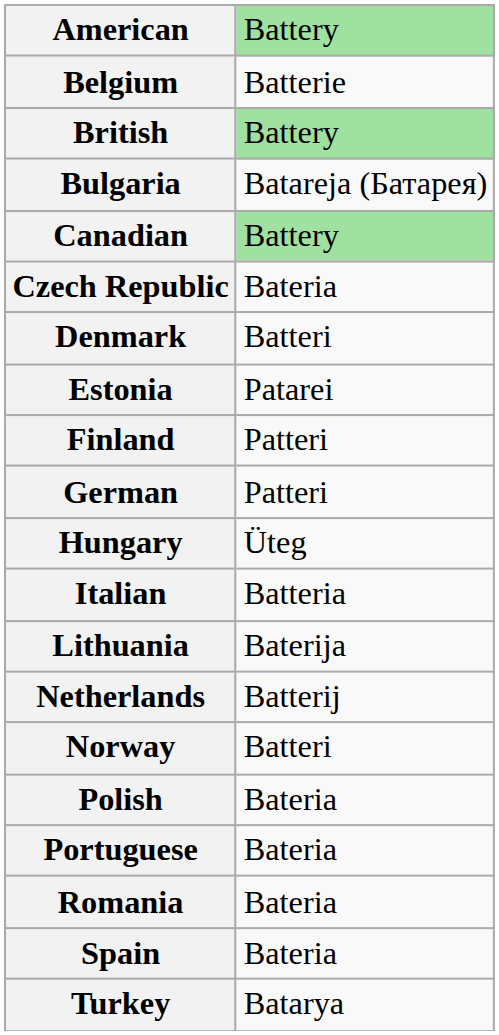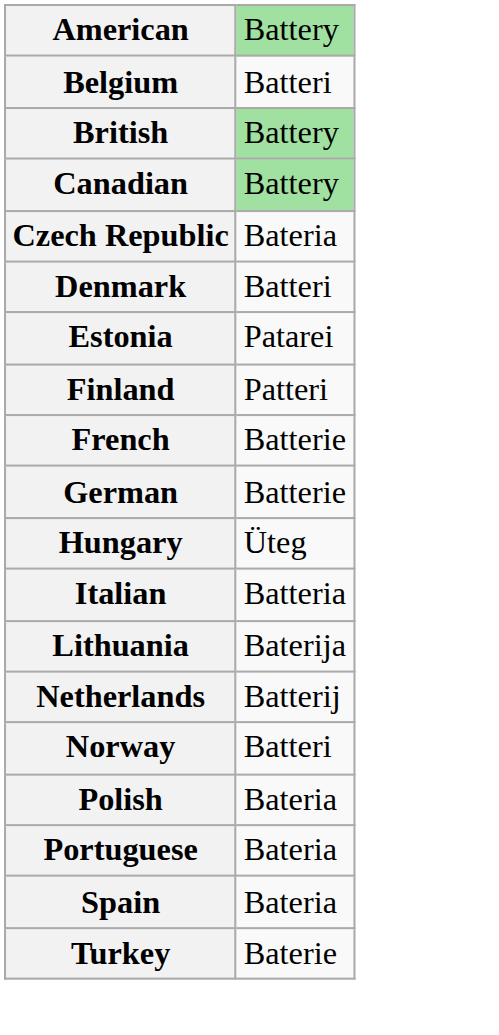(295, 81) Batterie -> (288, 81) Batteri
- row: (121, 183)
+ row: (121, 440)
(286, 491) Patteri -> (295, 491) Batterie
- row: (121, 901)
(294, 1004) Batarya -> (290, 952) Baterie
